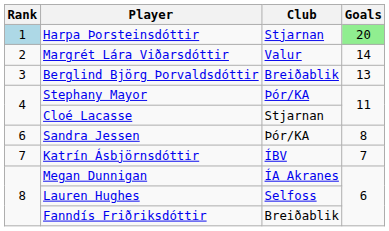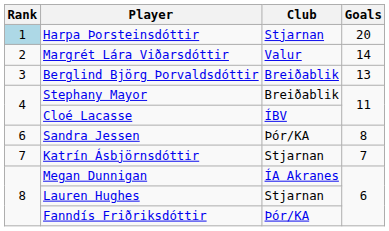(363, 35) lightgreen background -> (363, 35) no background
(287, 95) Þór/KA -> (302, 95) Breiðablik
(294, 115) Stjarnan -> (276, 115) ÍBV
(276, 155) ÍBV -> (294, 155) Stjarnan
(291, 196) Selfoss -> (294, 196) Stjarnan
(302, 216) Breiðablik -> (287, 216) Þór/KA
